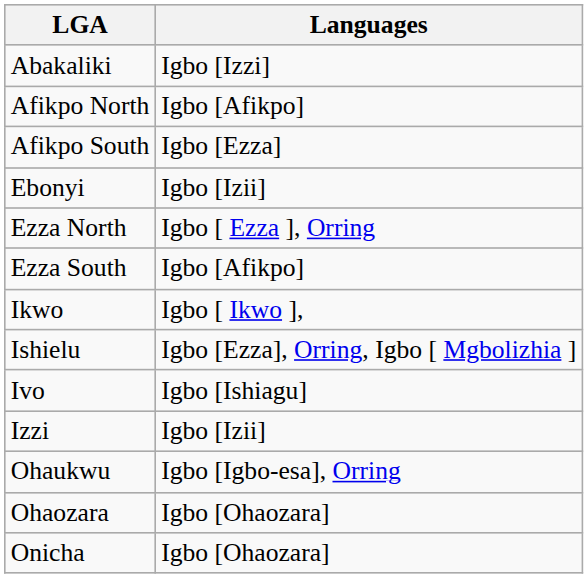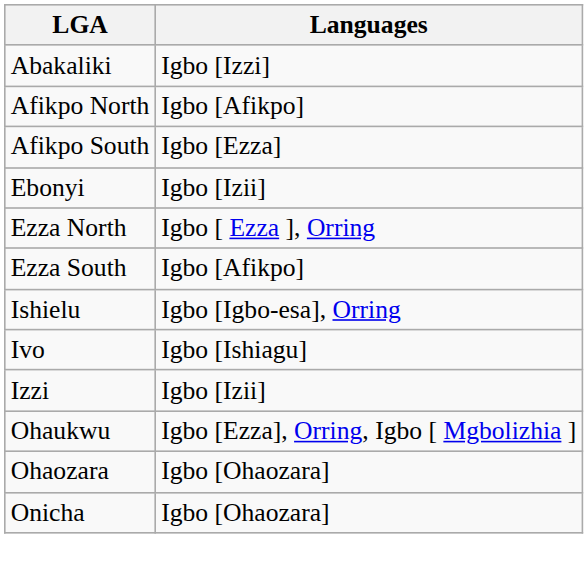- row: (37, 308)
(369, 349) Igbo [Ezza], Orring, Igbo [ Mgbolizhia ] -> (281, 308) Igbo [Igbo-esa], Orring
(281, 471) Igbo [Igbo-esa], Orring -> (369, 430) Igbo [Ezza], Orring, Igbo [ Mgbolizhia ]
